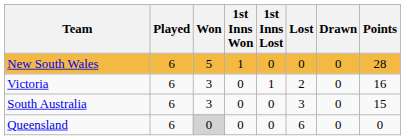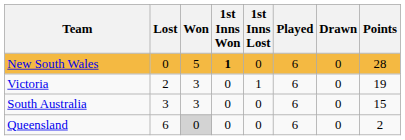columns swapped: (172, 29) <-> (301, 29)
(240, 63) normal -> (228, 63) bold
(380, 84) 16 -> (380, 84) 19
(380, 124) 0 -> (380, 124) 2
